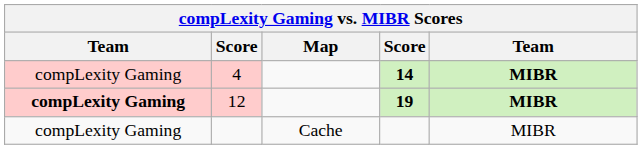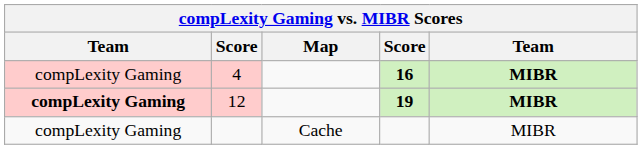(405, 74) 14 -> (405, 74) 16
